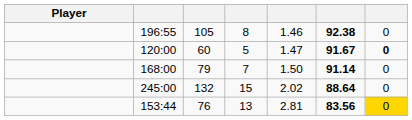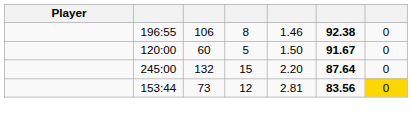(204, 32) 105 -> (204, 32) 106
(291, 50) 1.47 -> (291, 50) 1.50
(386, 50) bold -> (386, 50) normal
- row: (158, 69)
(291, 87) 2.02 -> (291, 69) 2.20
(341, 87) 88.64 -> (341, 69) 87.64
(204, 106) 76 -> (204, 87) 73
(246, 106) 13 -> (246, 87) 12
